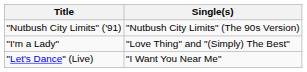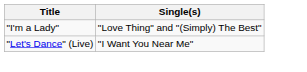- row: (64, 28)
